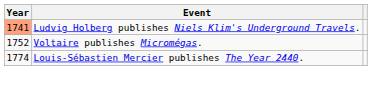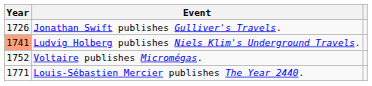+ row: (158, 27)
(18, 58) 1774 -> (18, 73) 1771
